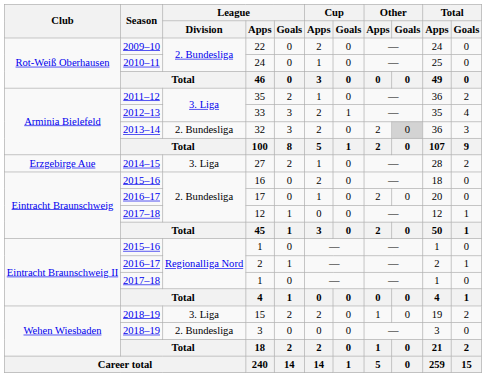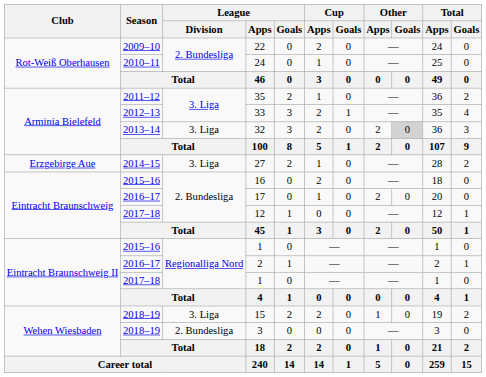(204, 130) 2. Bundesliga -> (204, 130) 3. Liga
